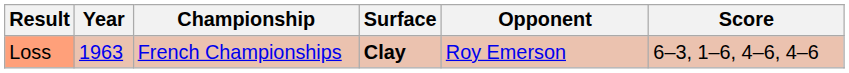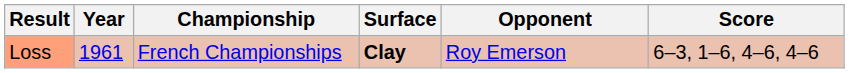(101, 51) 1963 -> (101, 51) 1961
